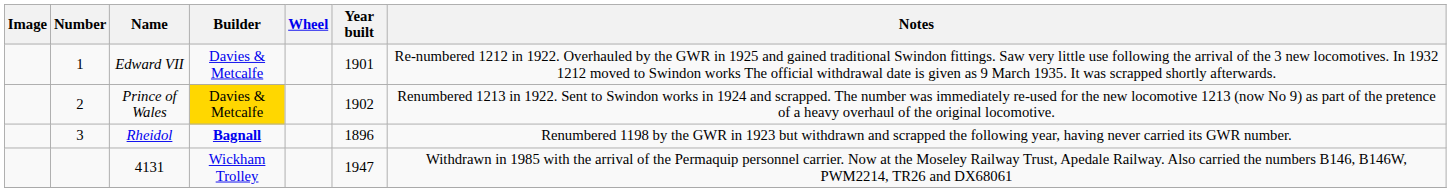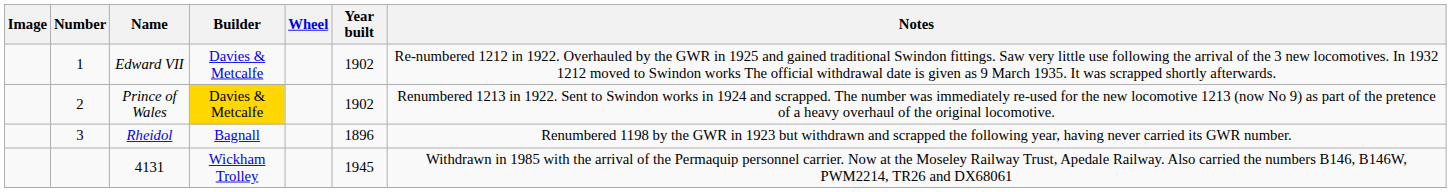(359, 64) 1901 -> (359, 64) 1902
(237, 135) bold -> (237, 135) normal
(359, 167) 1947 -> (359, 167) 1945
